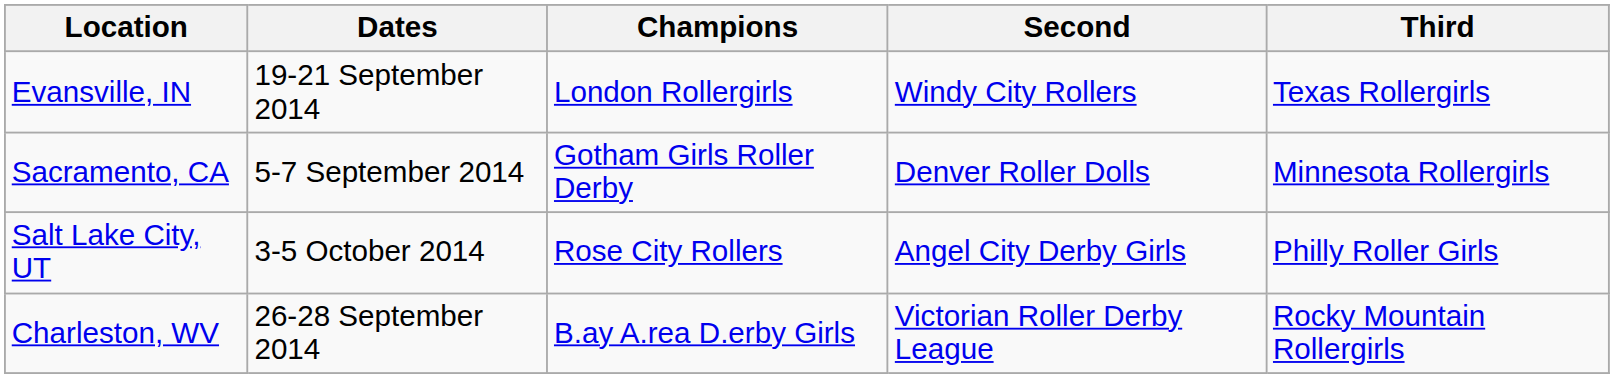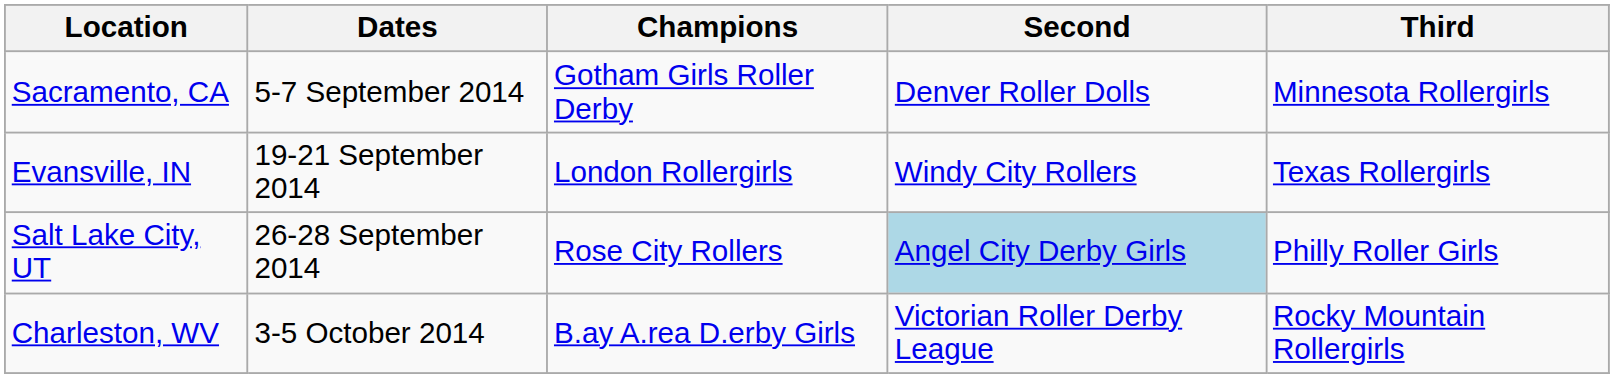rows swapped: (120, 171) <-> (101, 91)
(370, 252) 3-5 October 2014 -> (369, 252) 26-28 September 2014
(1040, 252) no background -> (1040, 252) lightblue background
(369, 332) 26-28 September 2014 -> (370, 332) 3-5 October 2014
